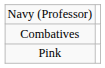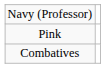rows swapped: (50, 34) <-> (50, 53)
